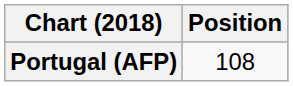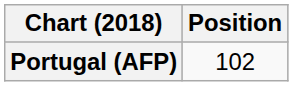(235, 61) 108 -> (235, 61) 102
